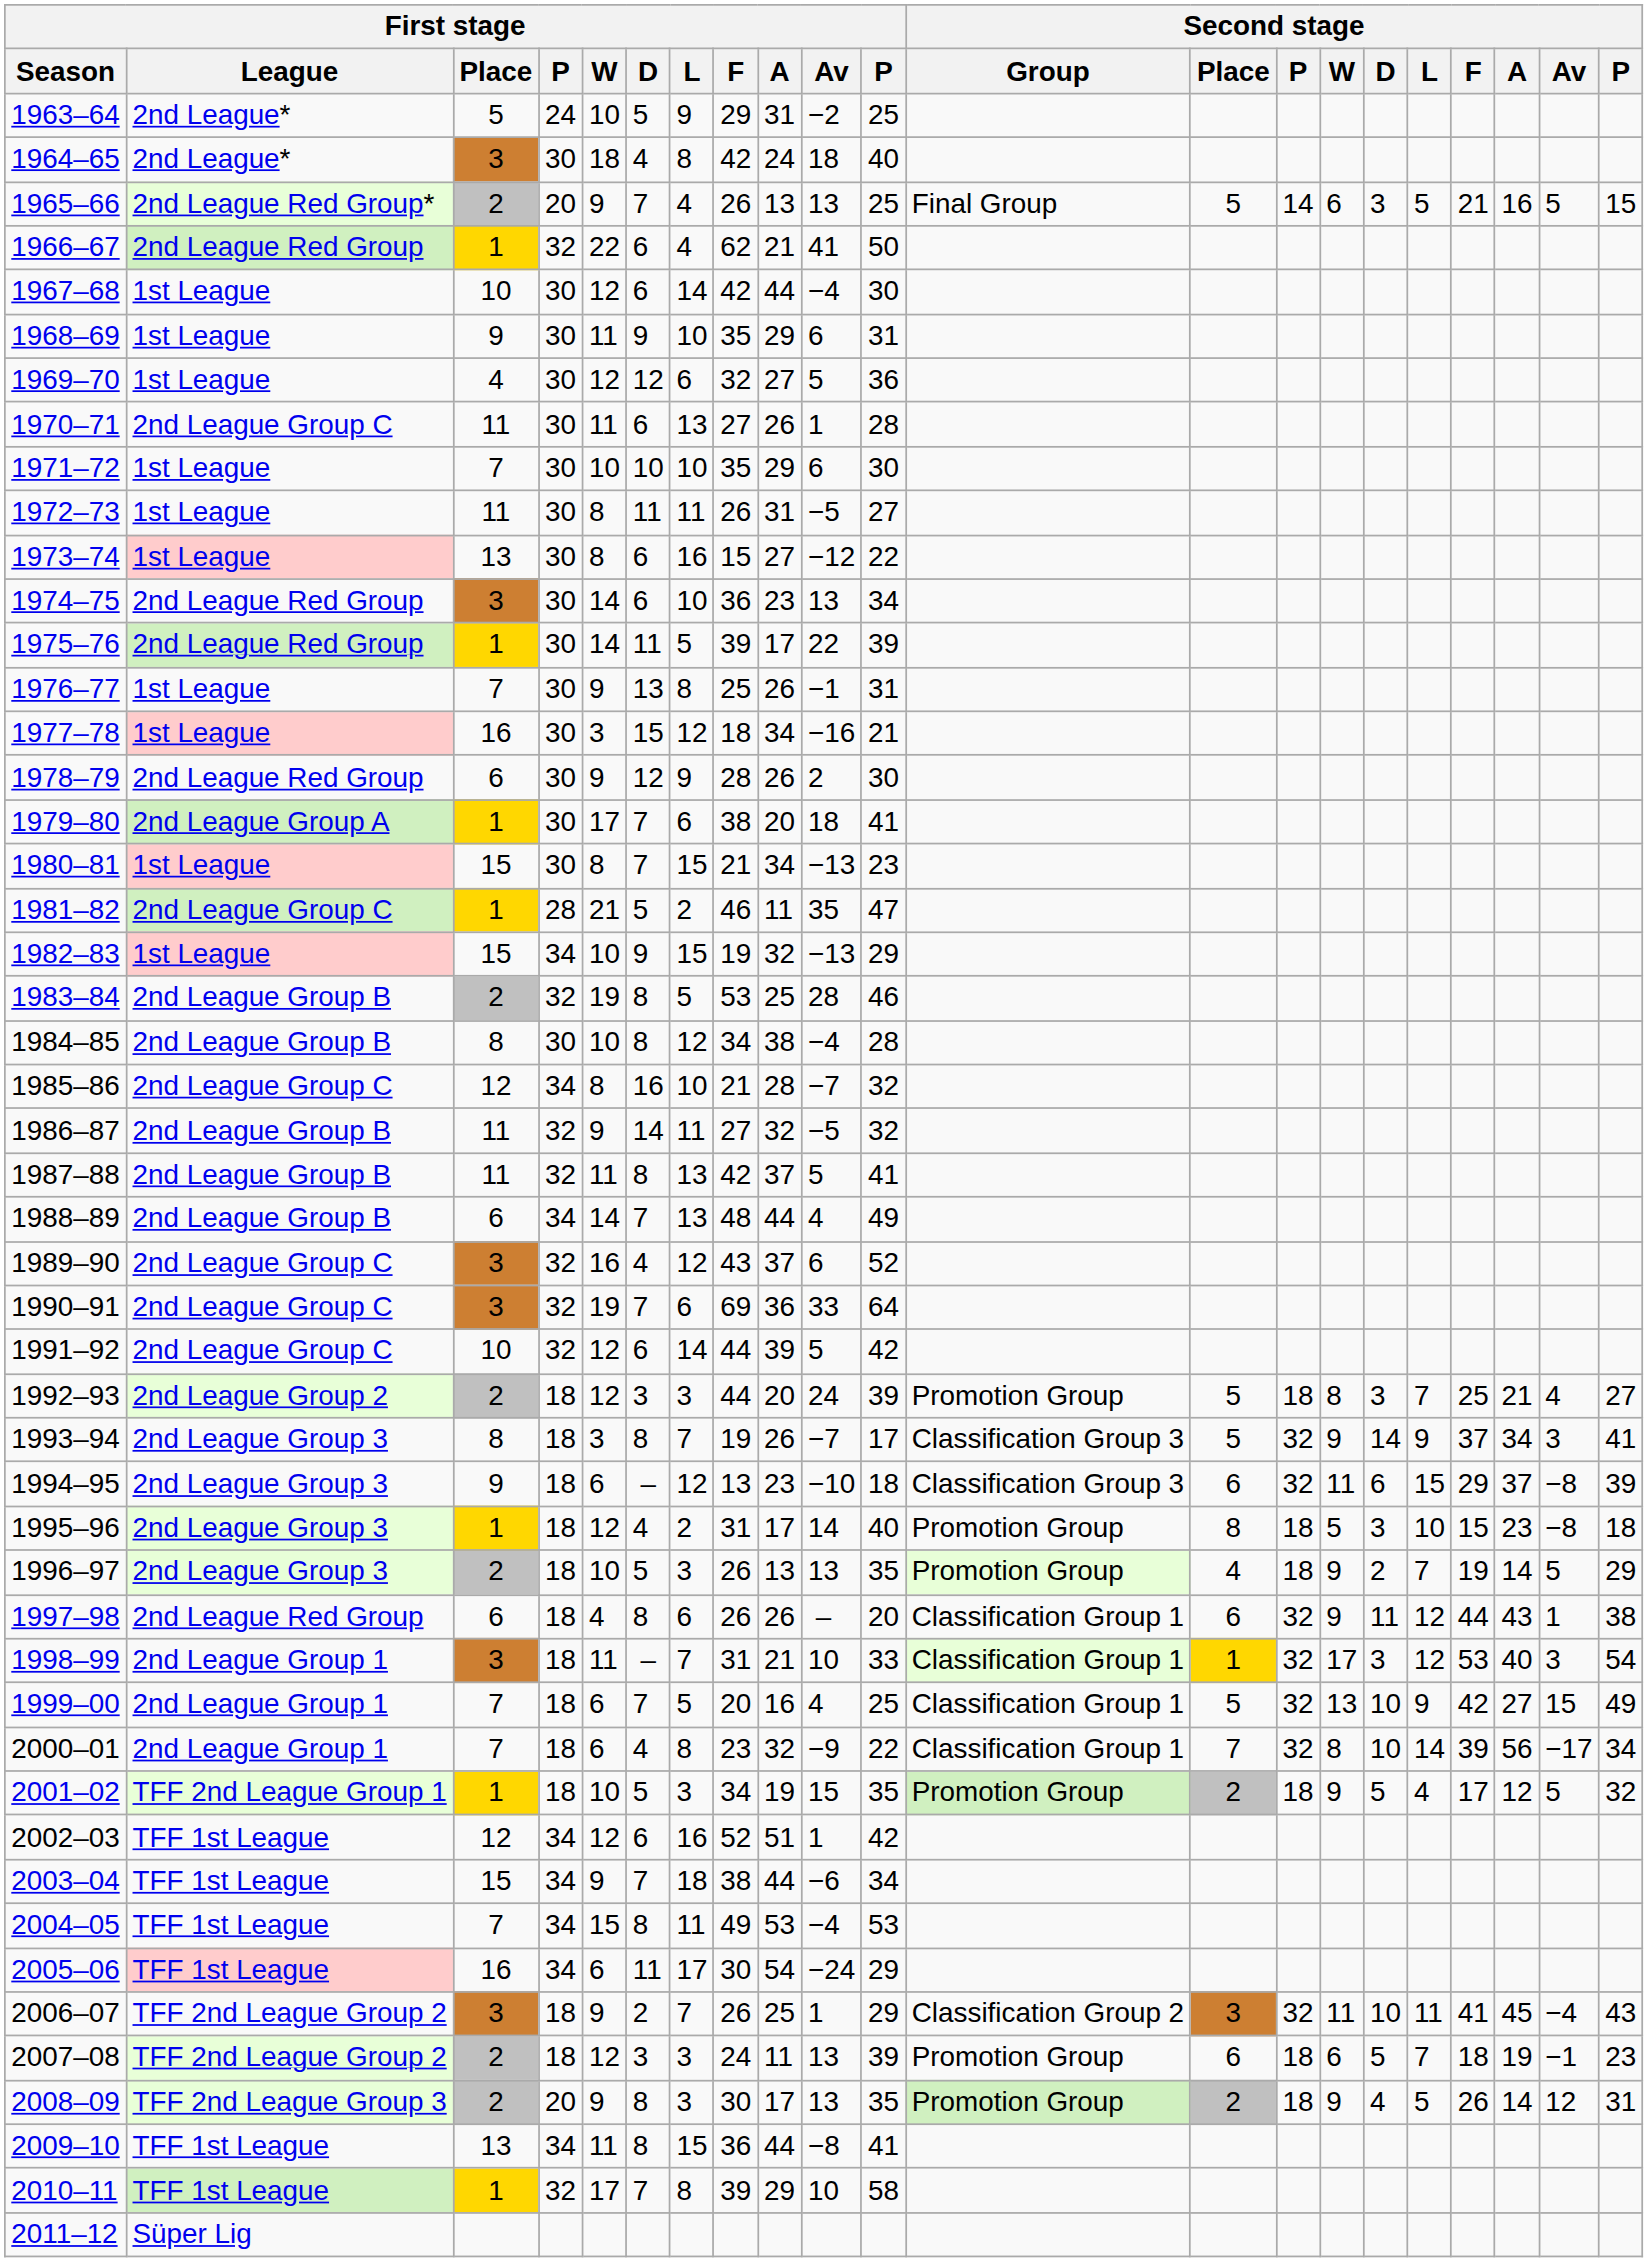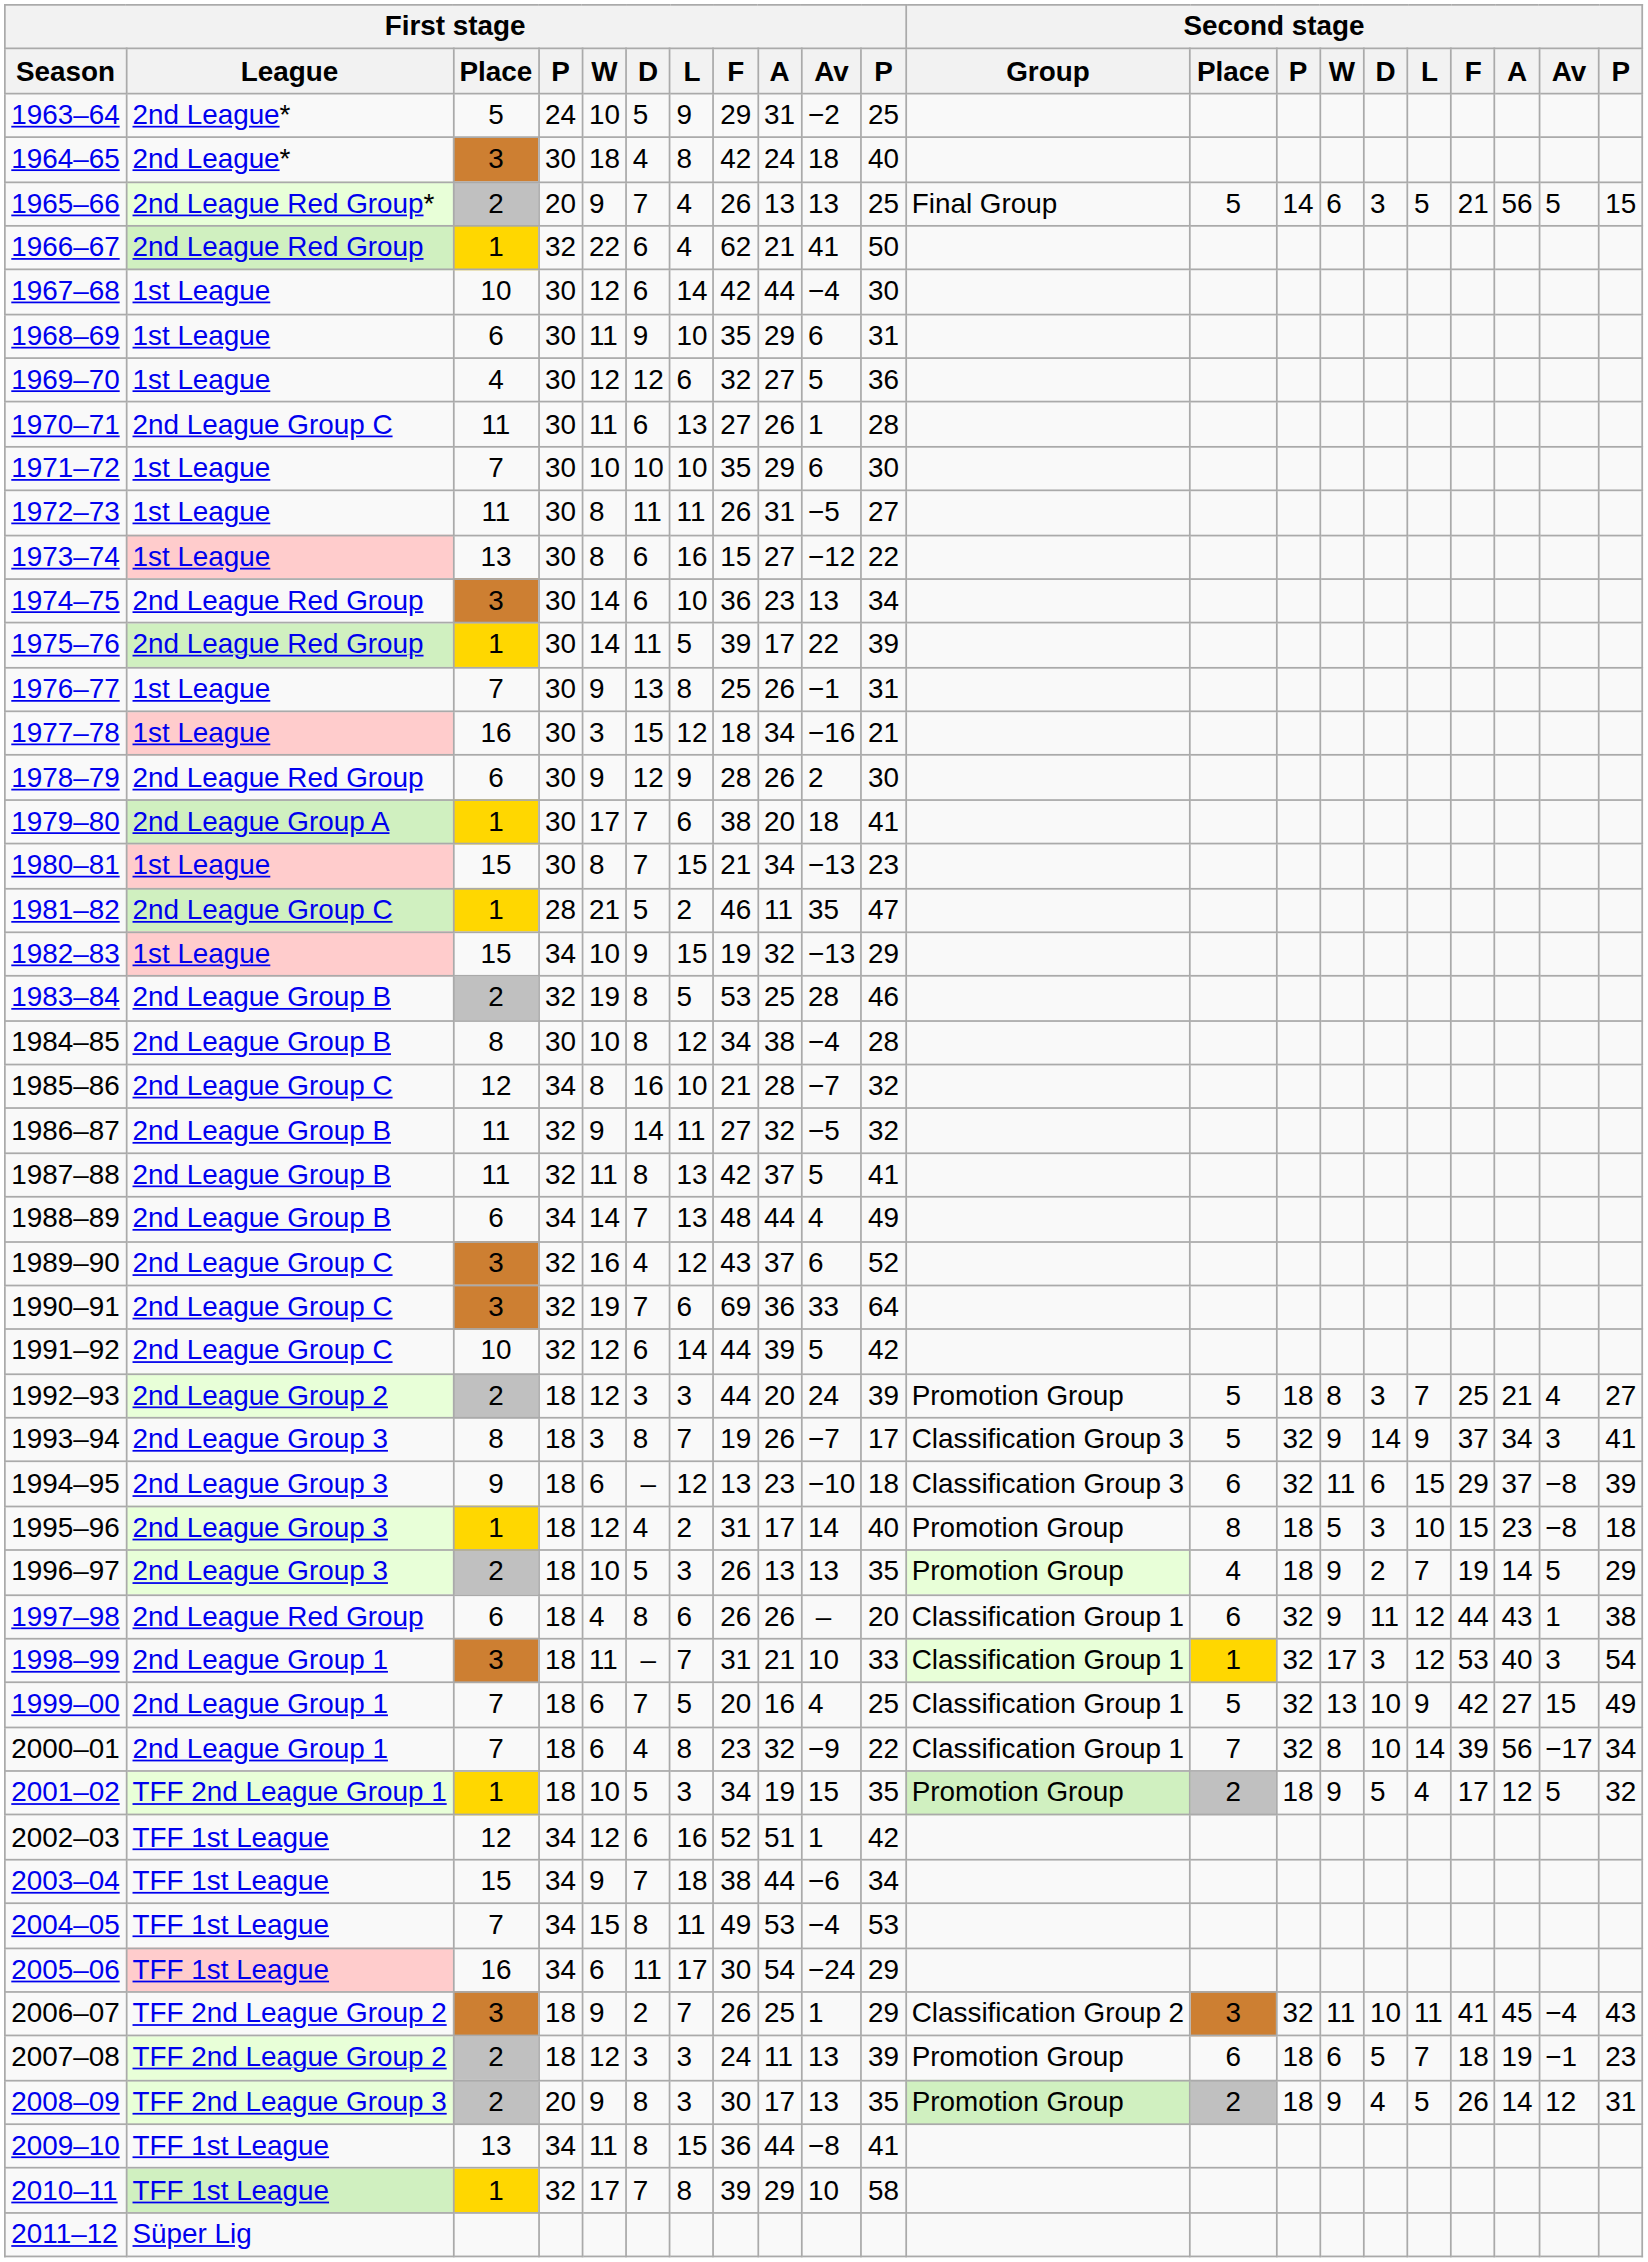(1517, 203) 16 -> (1517, 203) 56
(496, 335) 9 -> (496, 335) 6
